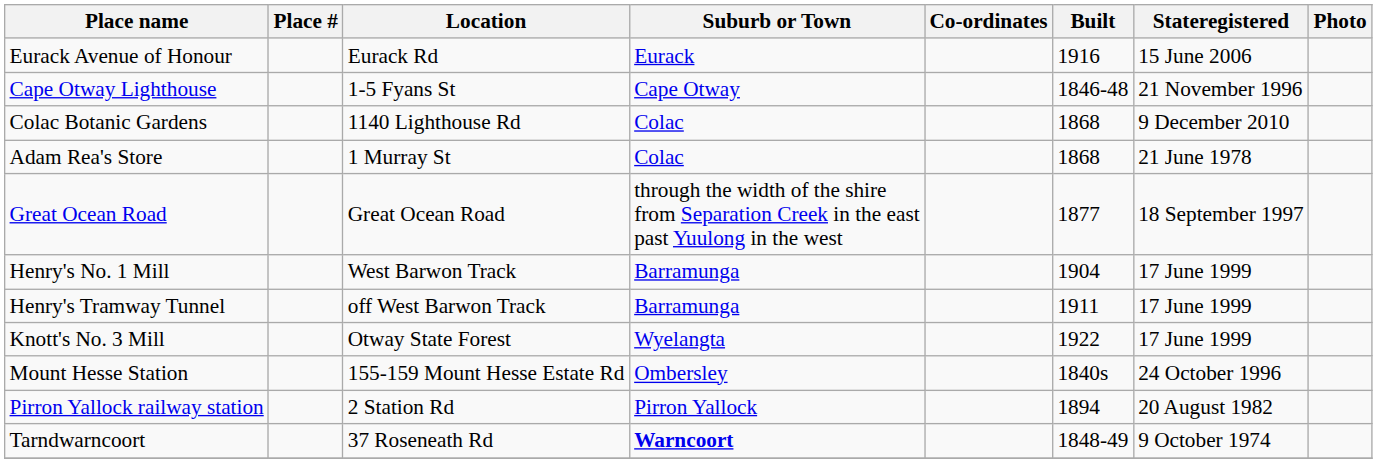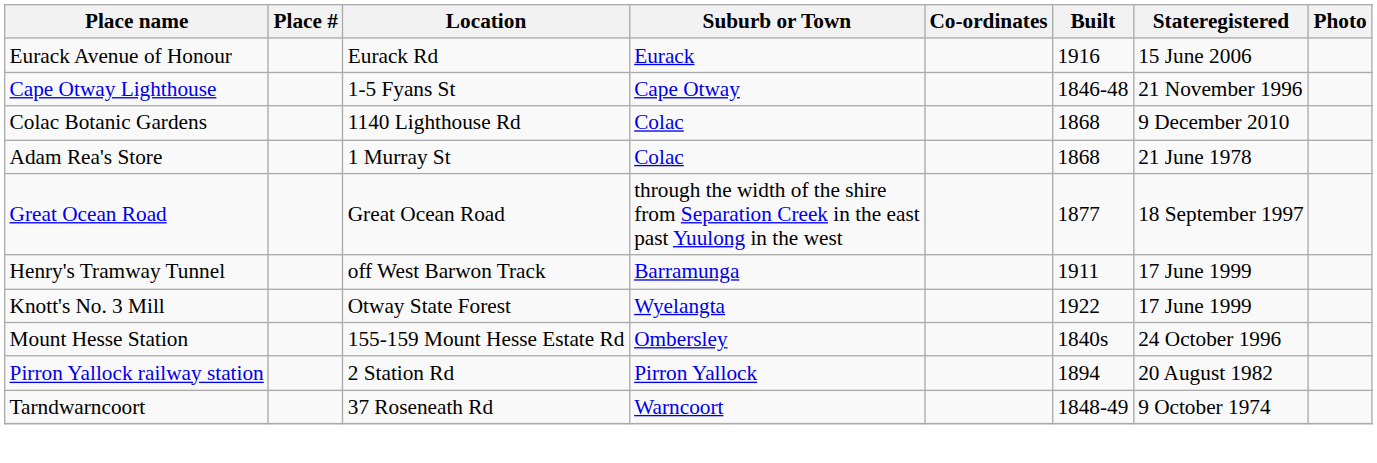- row: (90, 271)
(684, 440) bold -> (679, 406) normal
